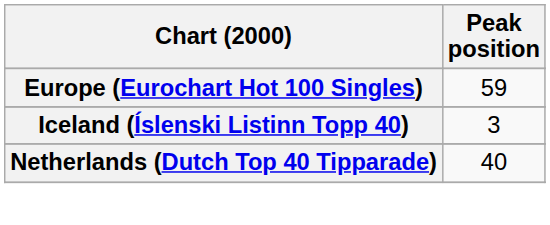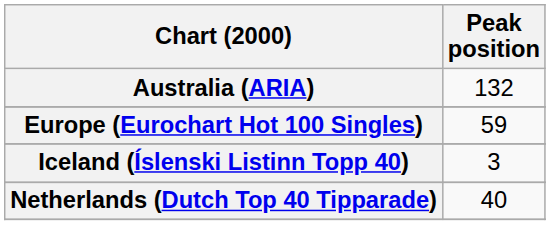+ row: (224, 87)
